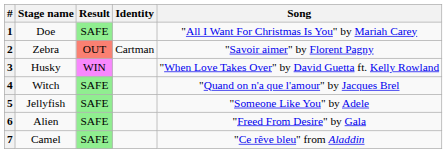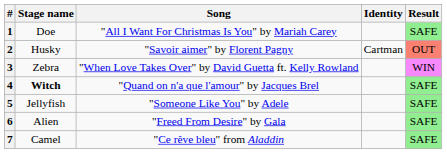columns swapped: (299, 13) <-> (94, 13)
(46, 49) Zebra -> (46, 49) Husky
(46, 67) Husky -> (46, 67) Zebra
(46, 85) normal -> (46, 85) bold
